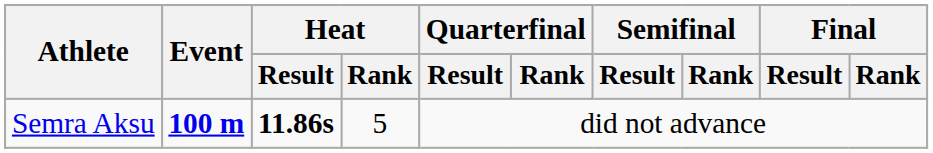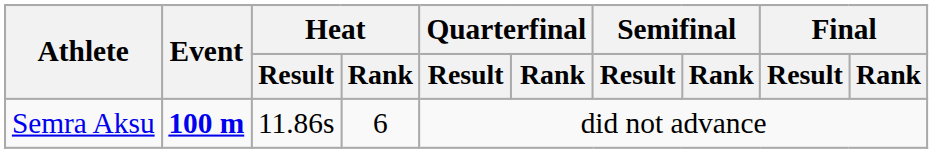(296, 123) bold -> (296, 123) normal
(380, 123) 5 -> (380, 123) 6
